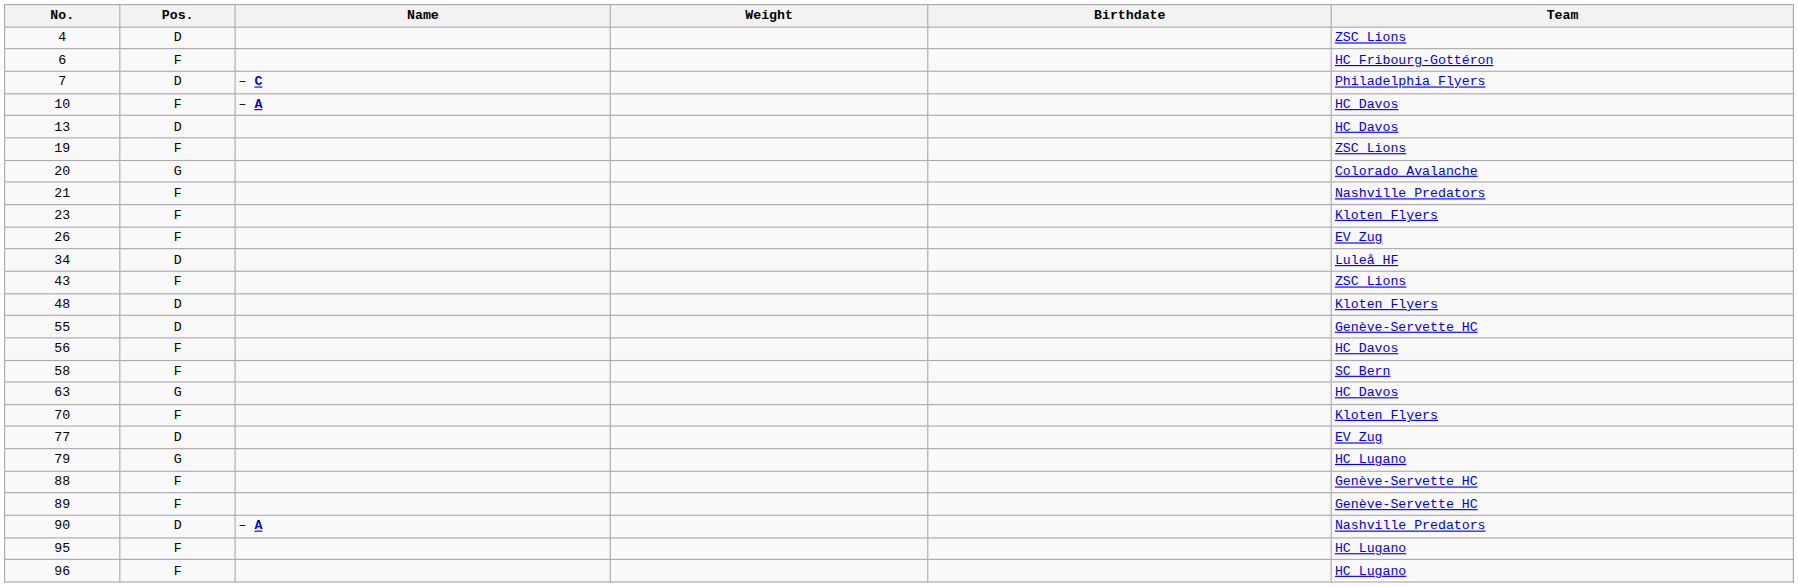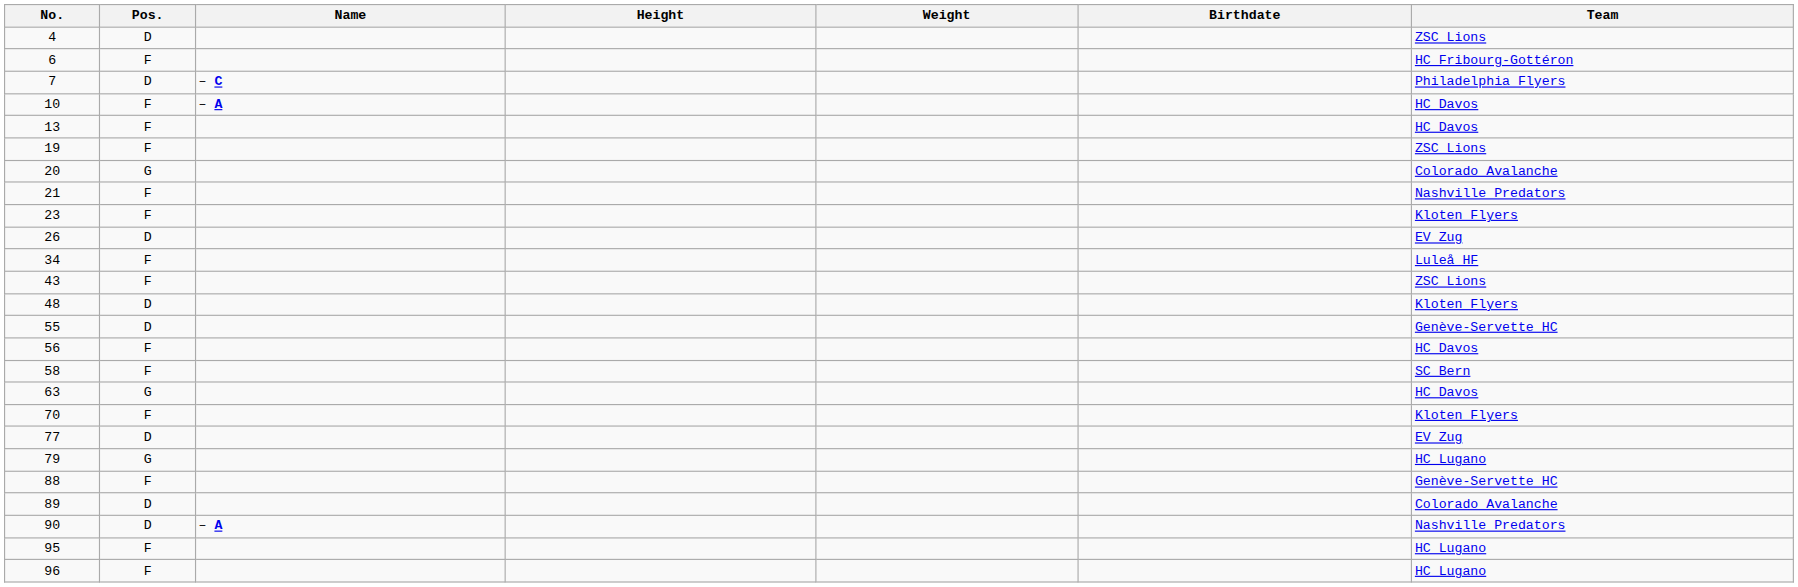+ column: (660, 15)
(178, 126) D -> (148, 126) F
(178, 237) F -> (148, 237) D
(178, 260) D -> (148, 260) F
(178, 504) F -> (148, 504) D
(1406, 504) Genève-Servette HC -> (1486, 504) Colorado Avalanche
